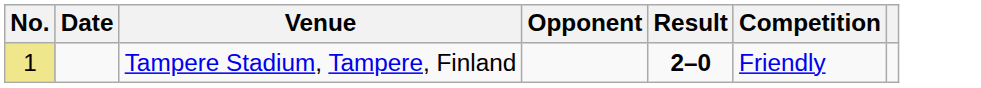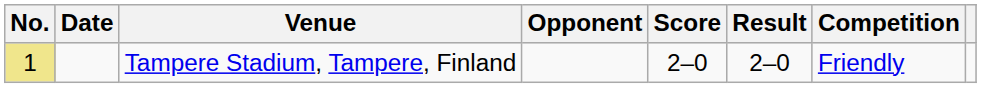+ column: (687, 23)
(691, 62) bold -> (769, 62) normal
